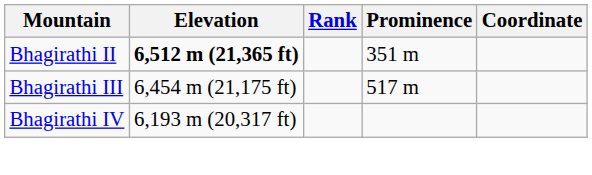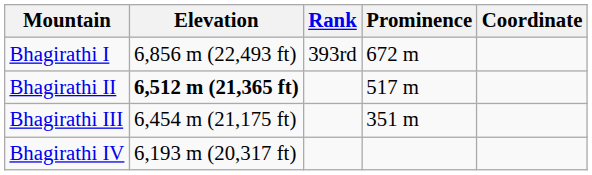+ row: (59, 53)
(393, 53) 351 m -> (393, 86) 517 m
(393, 86) 517 m -> (393, 119) 351 m
